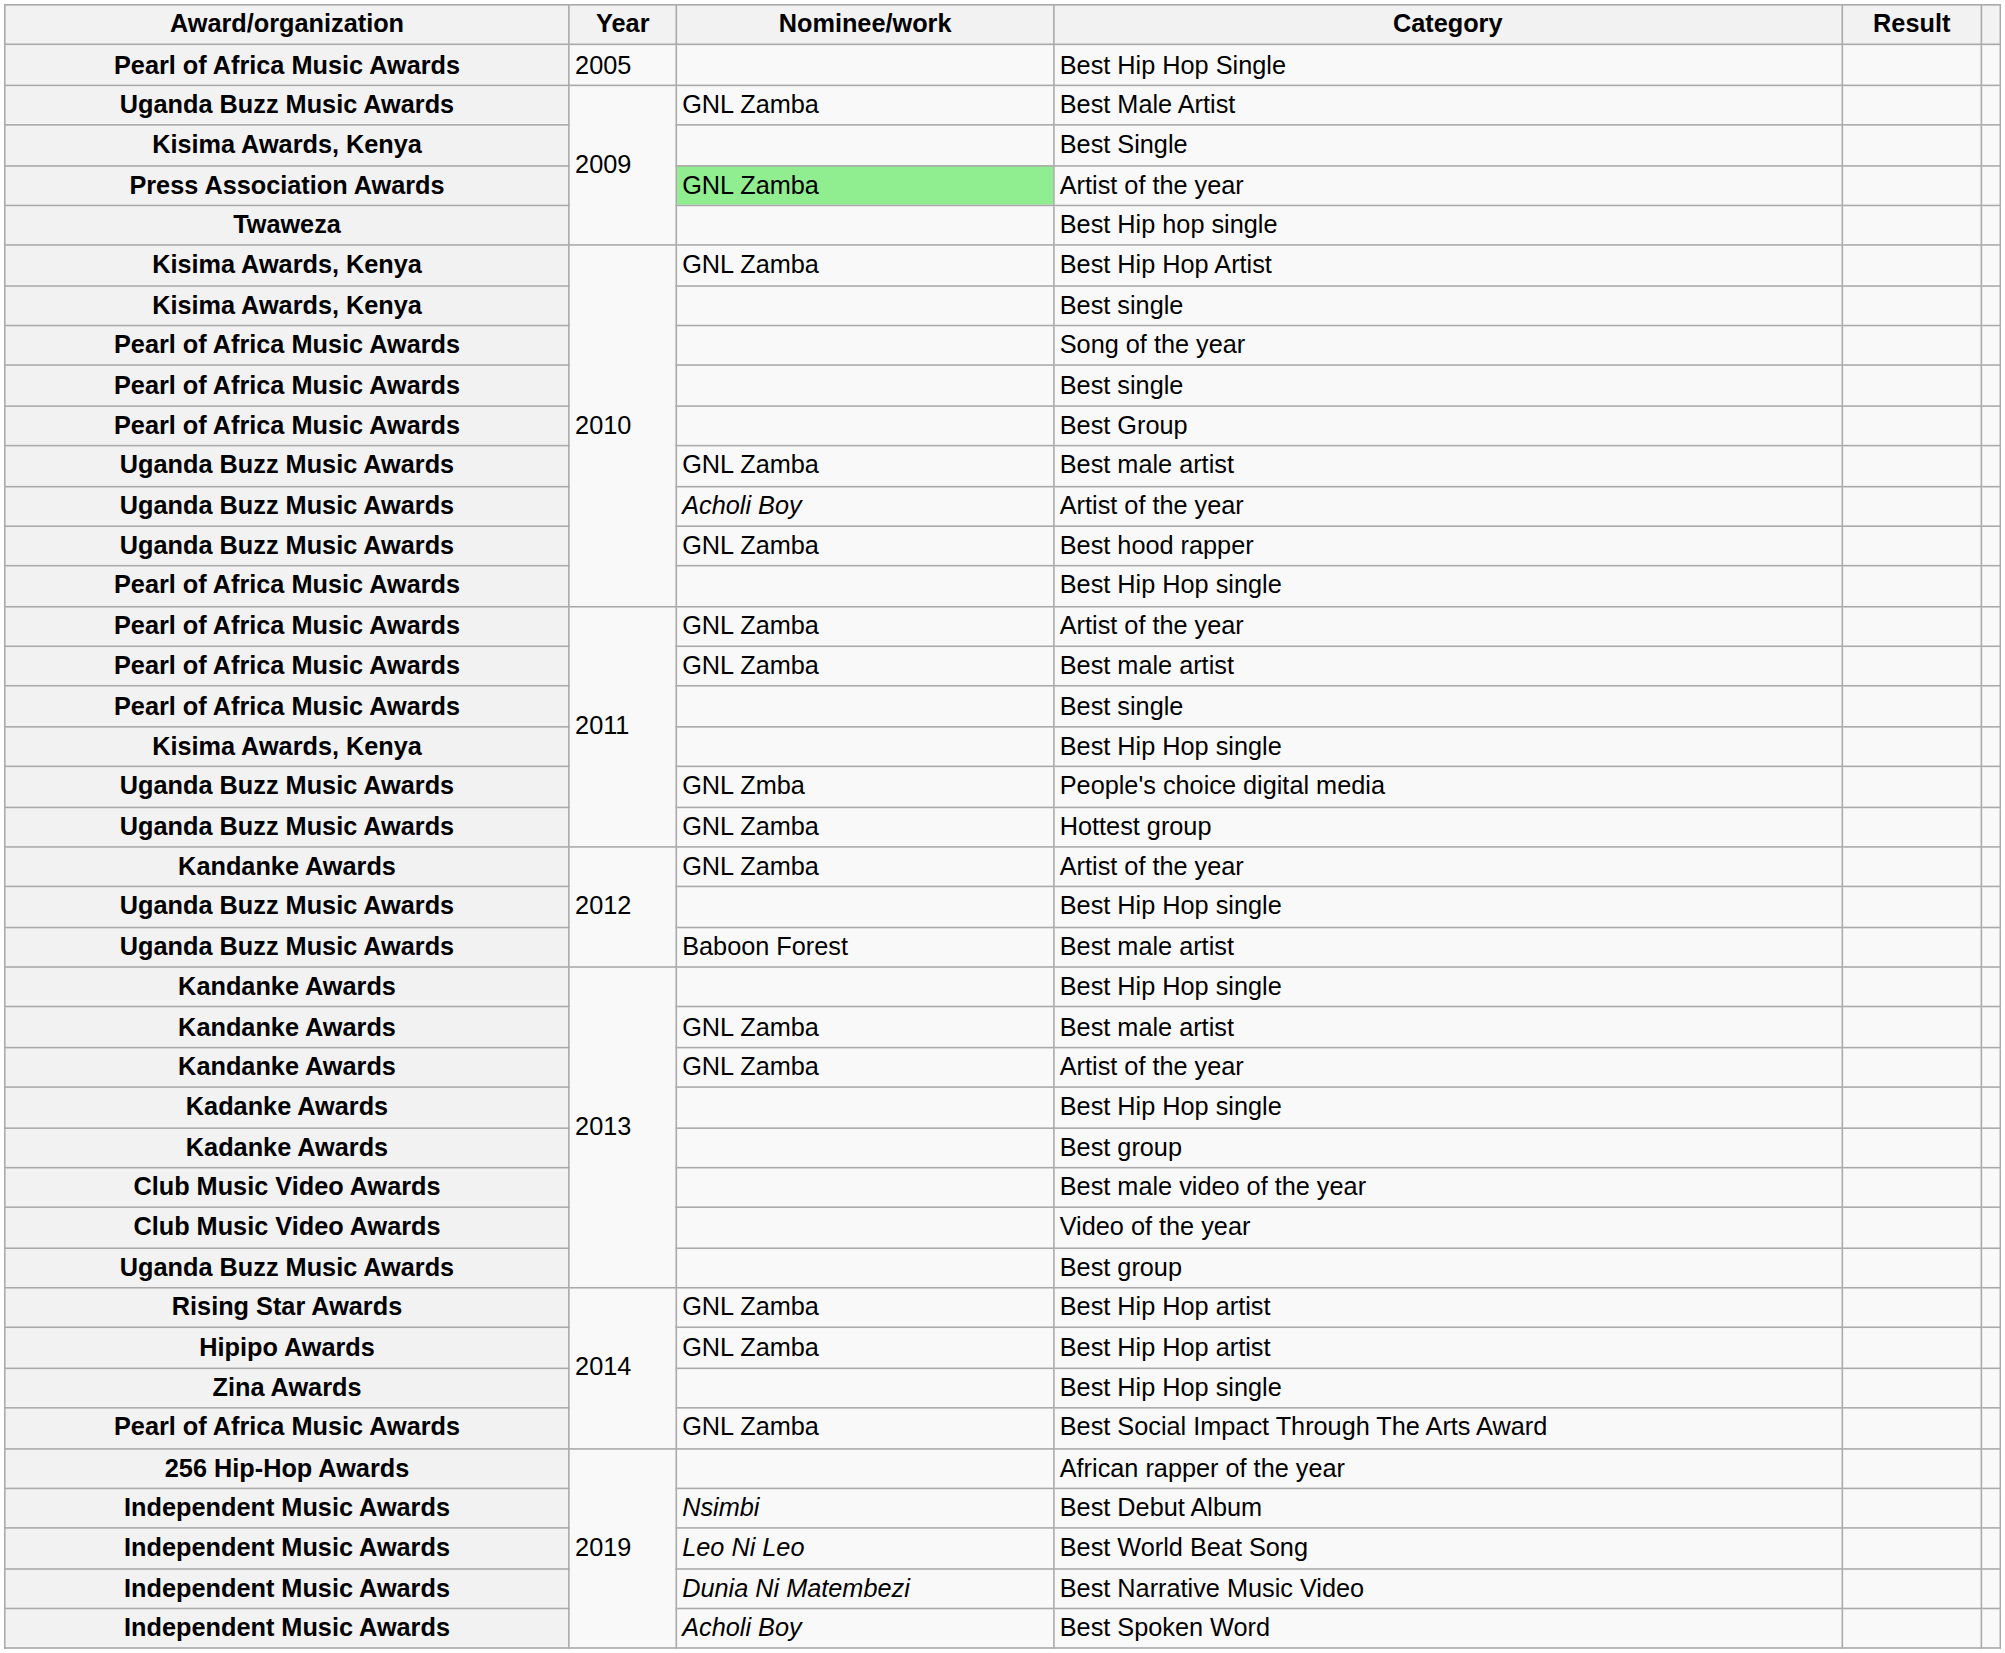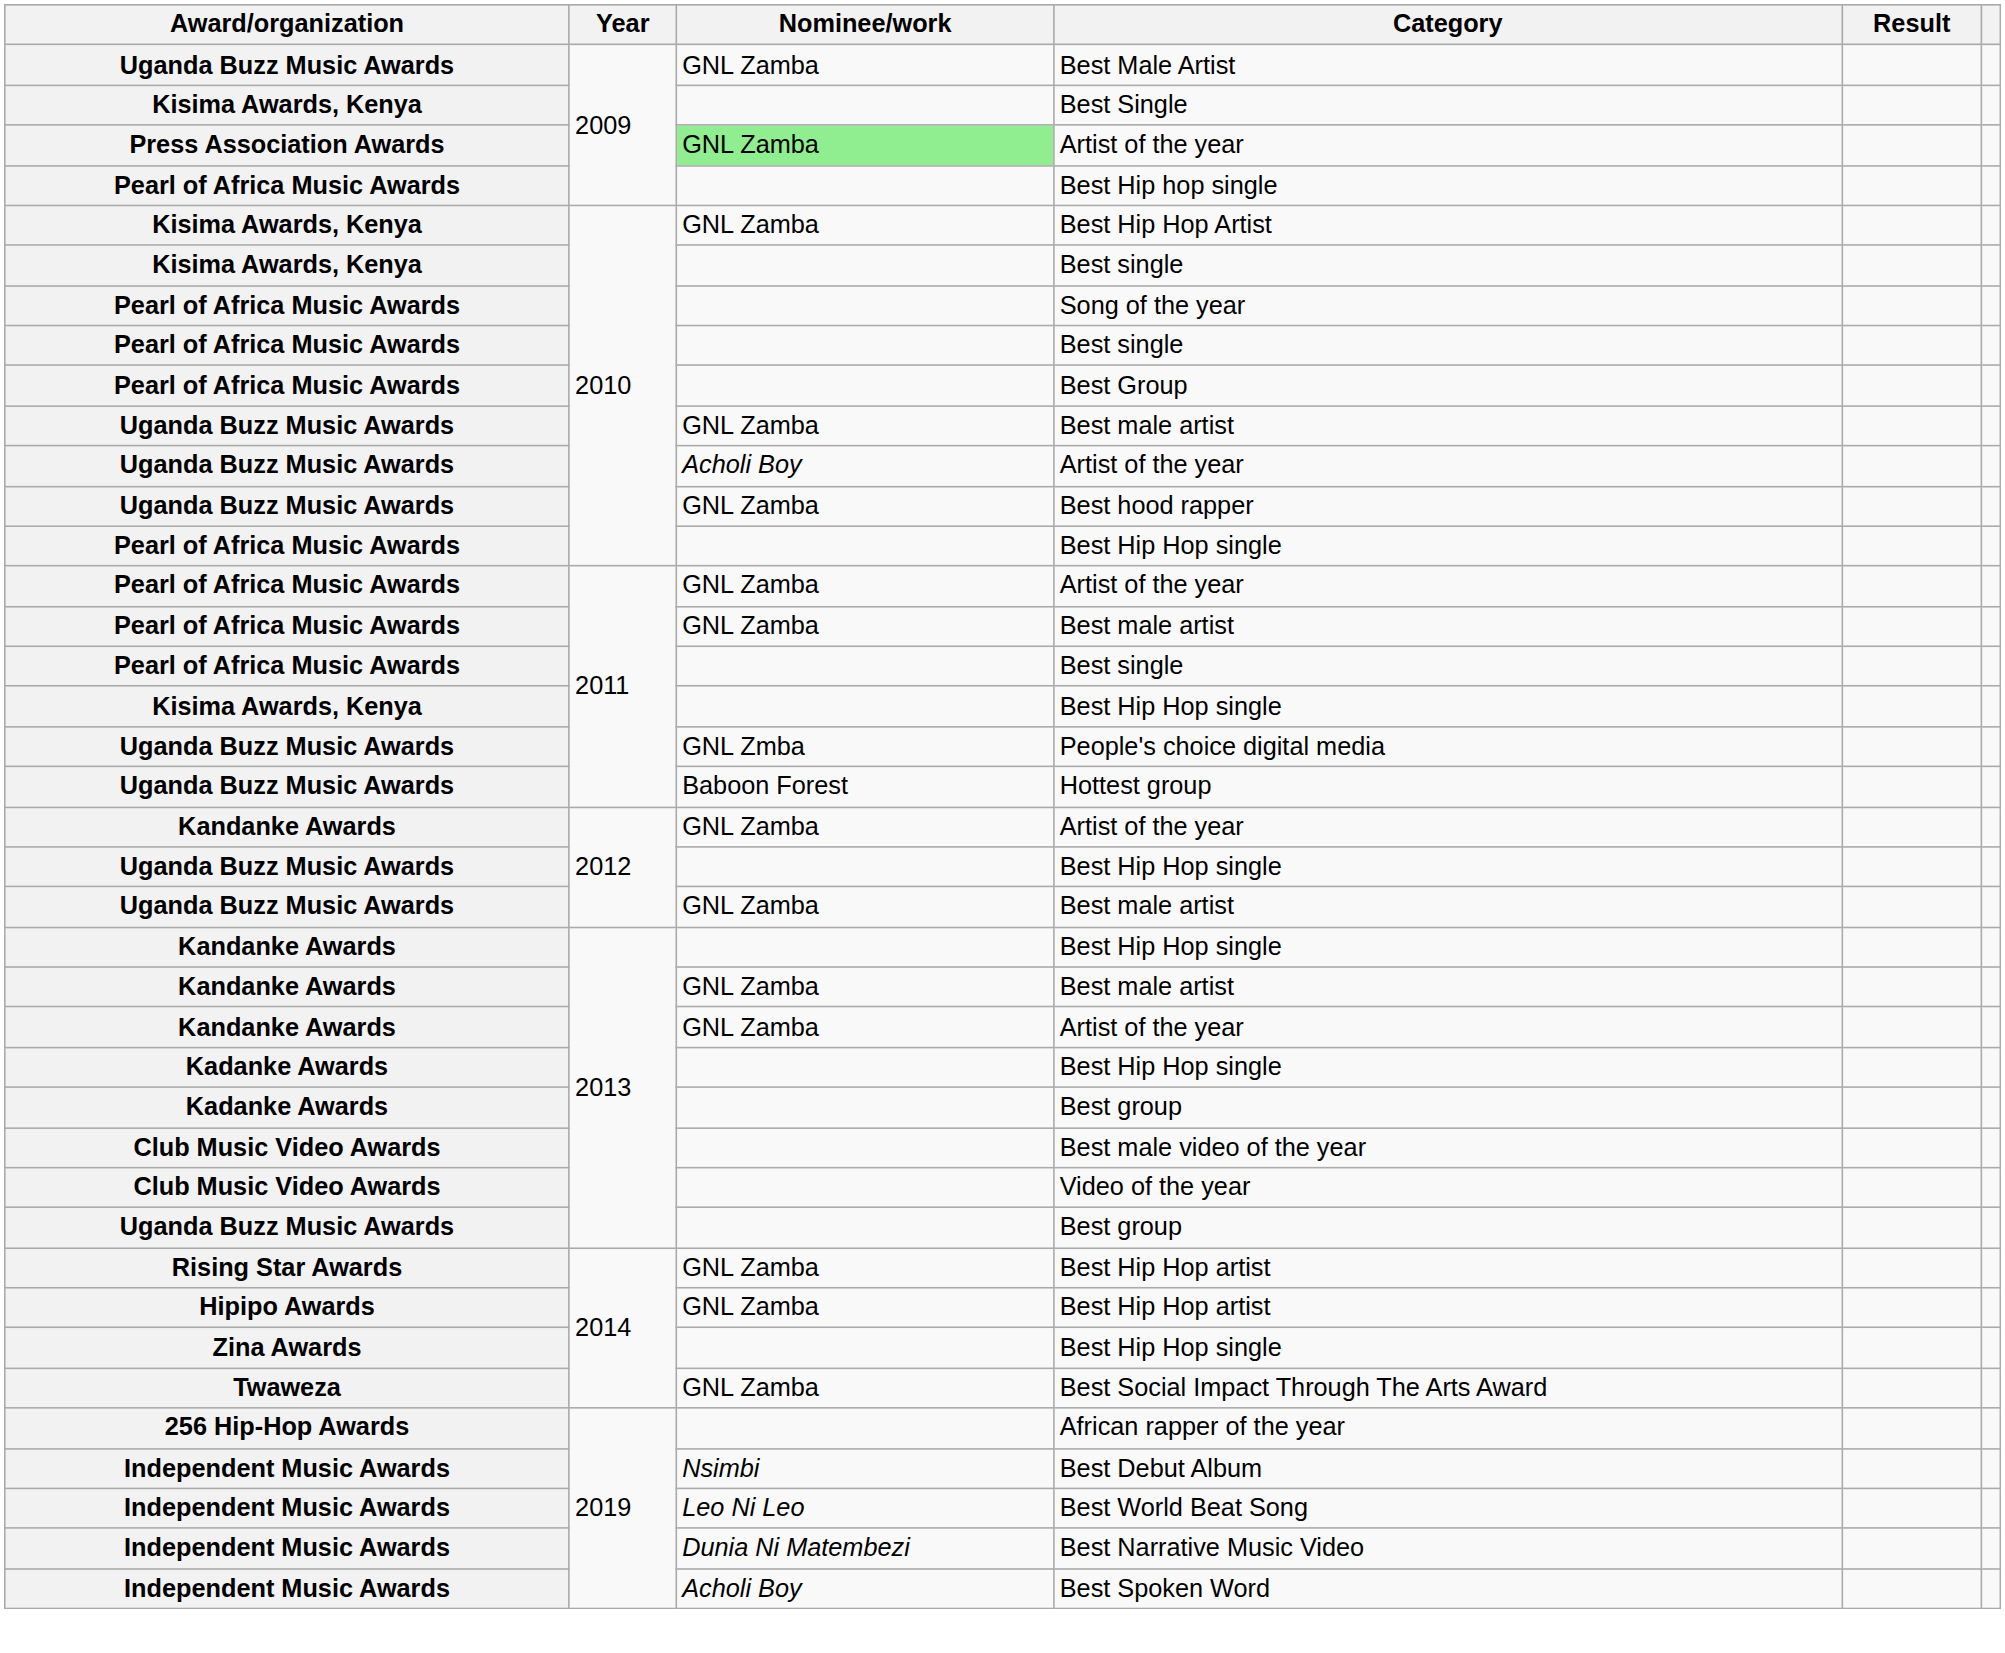- row: (603, 64)
(287, 225) Twaweza -> (287, 184) Pearl of Africa Music Awards
(751, 826) GNL Zamba -> (765, 786) Baboon Forest
(765, 946) Baboon Forest -> (751, 906) GNL Zamba
(287, 1427) Pearl of Africa Music Awards -> (287, 1387) Twaweza
